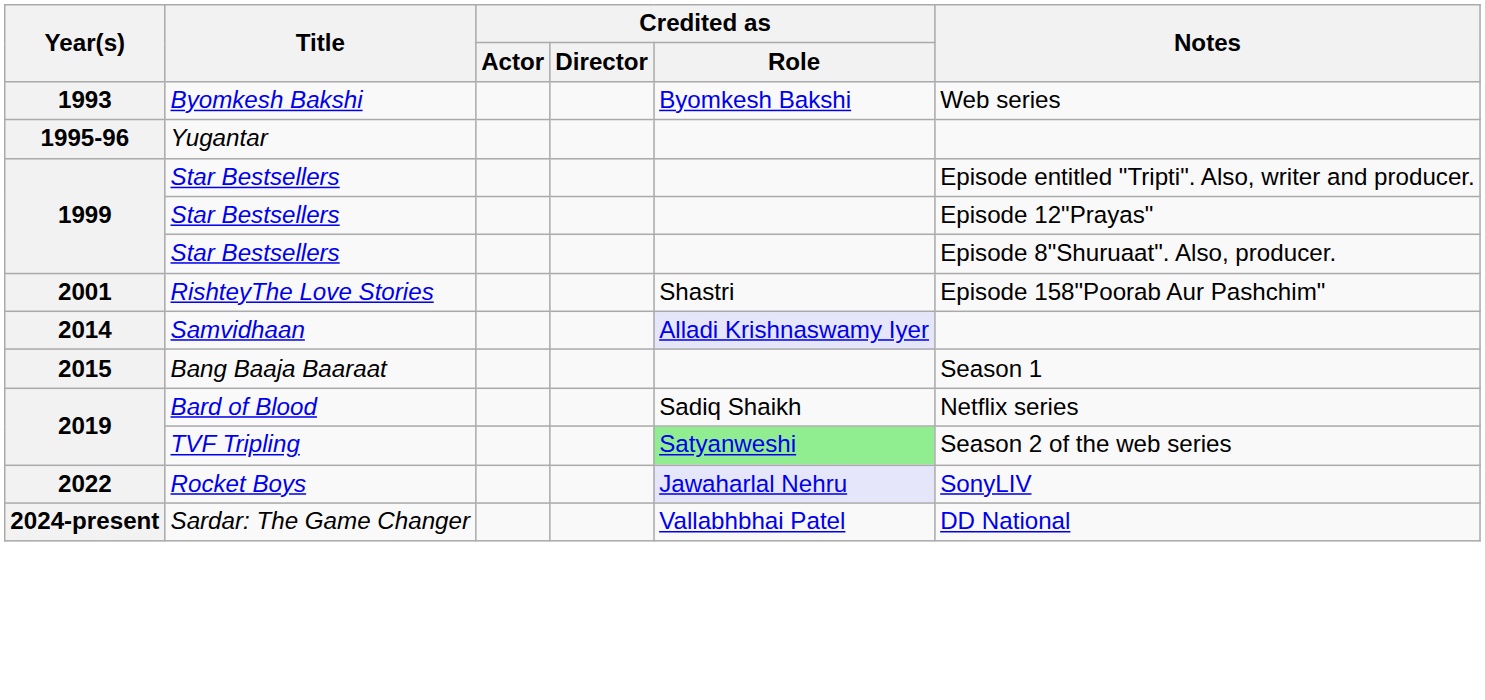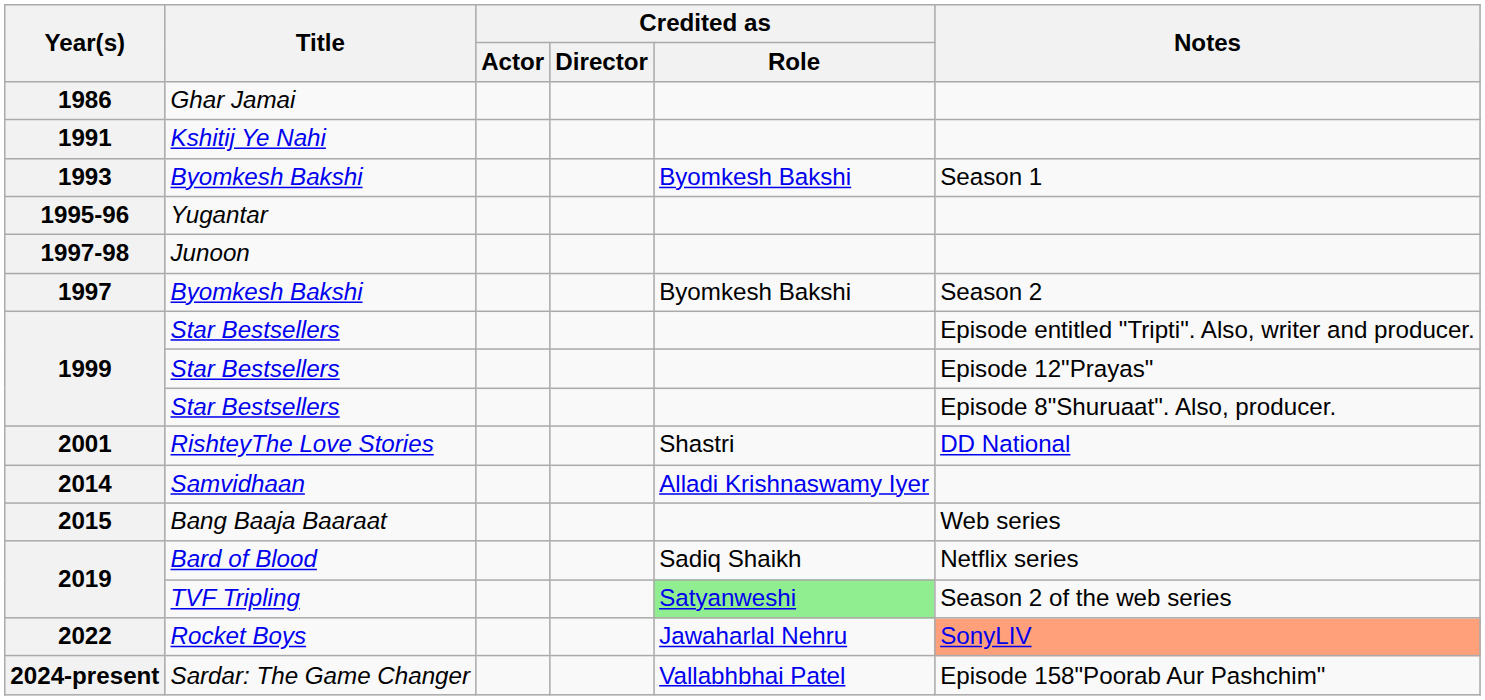+ row: (85, 100)
+ row: (85, 138)
(1000, 100) Web series -> (991, 176) Season 1
+ row: (85, 253)
+ row: (85, 291)
(1133, 291) Episode 158"Poorab Aur Pashchim" -> (1005, 445) DD National
(794, 330) lavender background -> (794, 483) no background
(991, 368) Season 1 -> (1000, 521) Web series
(753, 483) lavender background -> (753, 636) no background
(986, 483) no background -> (986, 636) lightsalmon background
(1005, 521) DD National -> (1133, 675) Episode 158"Poorab Aur Pashchim"
